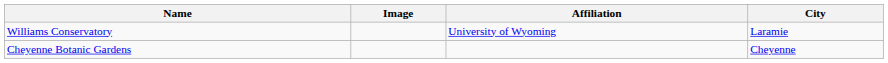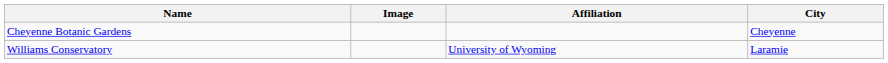rows swapped: (69, 49) <-> (60, 31)
